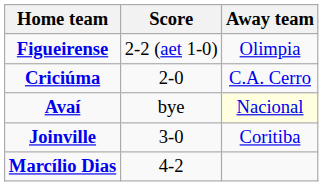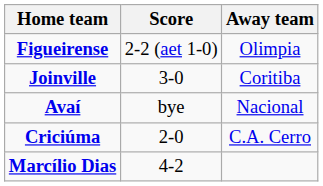rows swapped: (63, 136) <-> (63, 78)
(270, 107) lightyellow background -> (270, 107) no background
